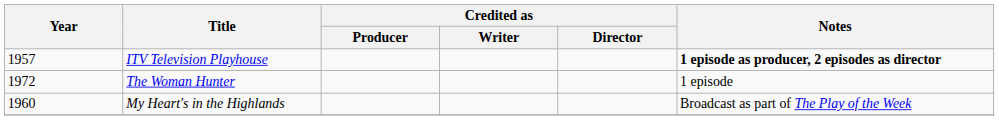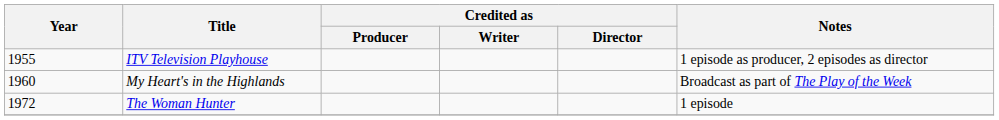(22, 59) 1957 -> (22, 59) 1955
(811, 59) bold -> (804, 59) normal
rows swapped: (206, 103) <-> (181, 81)
